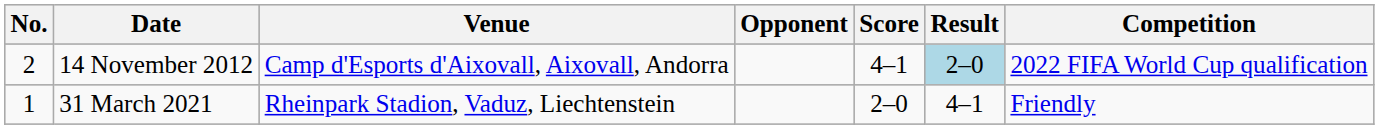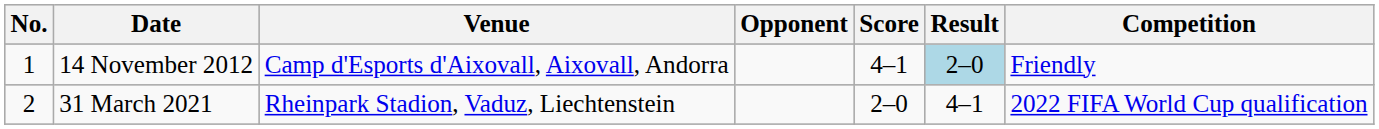(29, 64) 2 -> (29, 64) 1
(1189, 64) 2022 FIFA World Cup qualification -> (1053, 64) Friendly
(29, 104) 1 -> (29, 104) 2
(1053, 104) Friendly -> (1189, 104) 2022 FIFA World Cup qualification
